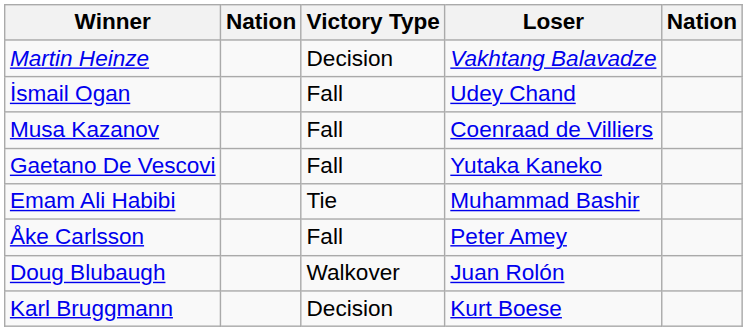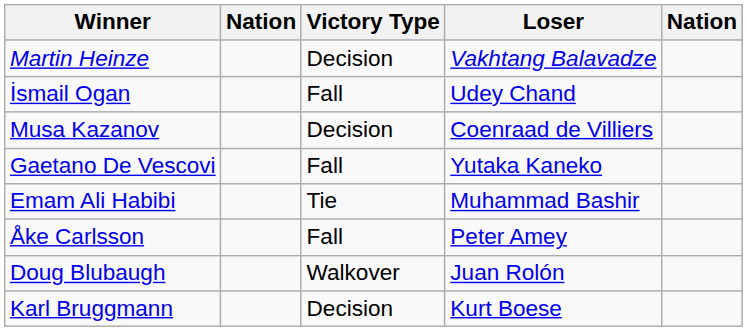(325, 129) Fall -> (350, 129) Decision
